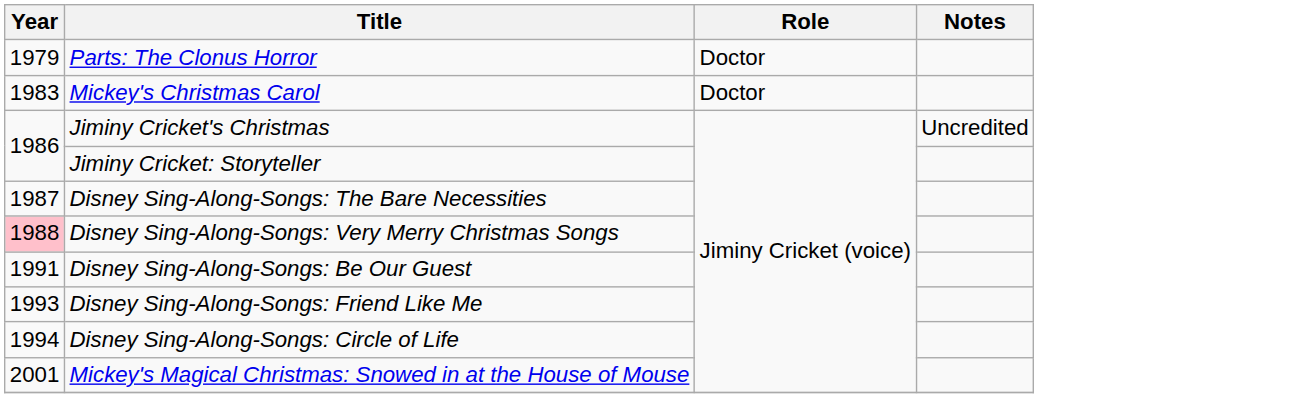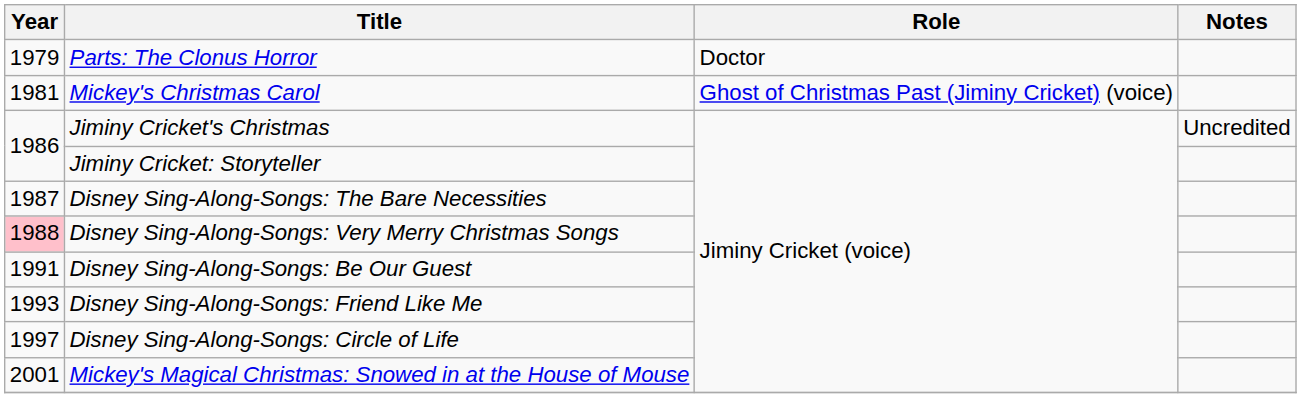(35, 92) 1983 -> (35, 92) 1981
(732, 92) Doctor -> (936, 92) Ghost of Christmas Past (Jiminy Cricket) (voice)
(35, 339) 1994 -> (35, 339) 1997
